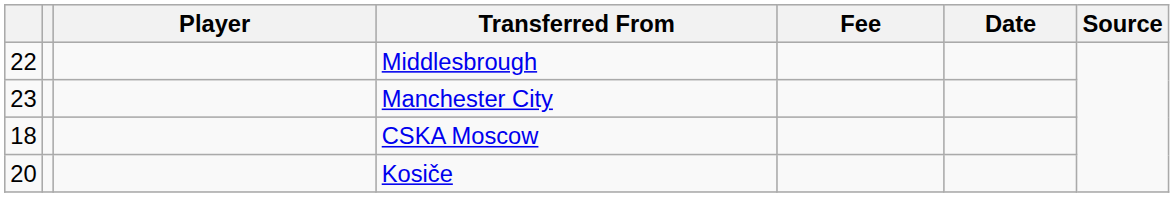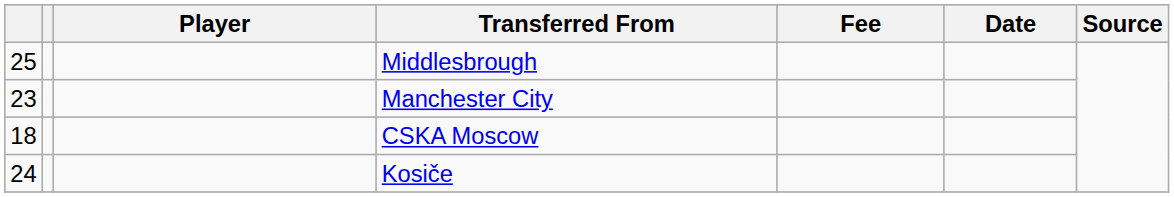(23, 61) 22 -> (23, 61) 25
(23, 174) 20 -> (23, 174) 24
